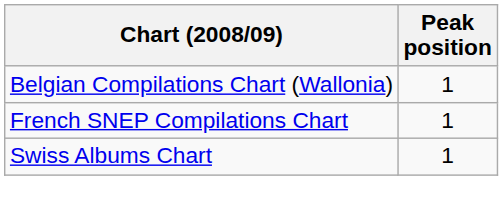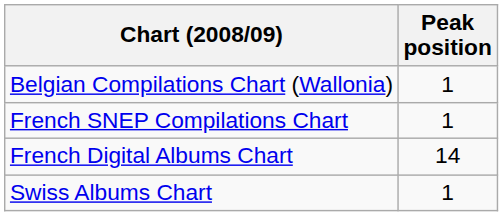+ row: (151, 156)
